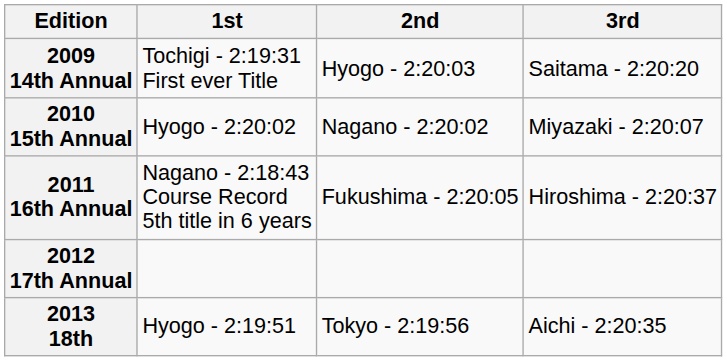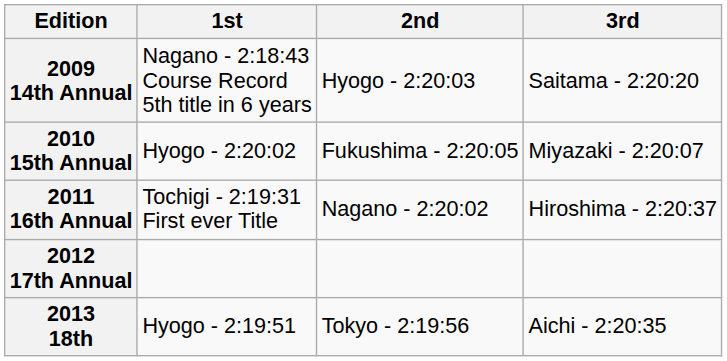(222, 68) Tochigi - 2:19:31 First ever Title -> (227, 80) Nagano - 2:18:43 Course Record 5th title in 6 years
(405, 126) Nagano - 2:20:02 -> (420, 150) Fukushima - 2:20:05
(227, 197) Nagano - 2:18:43 Course Record 5th title in 6 years -> (222, 209) Tochigi - 2:19:31 First ever Title
(420, 197) Fukushima - 2:20:05 -> (405, 209) Nagano - 2:20:02
